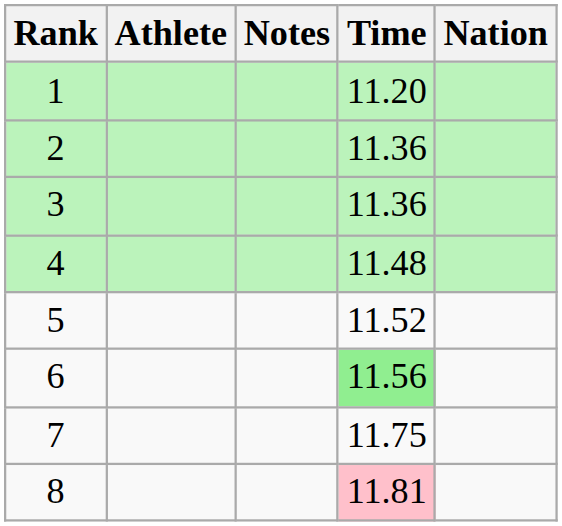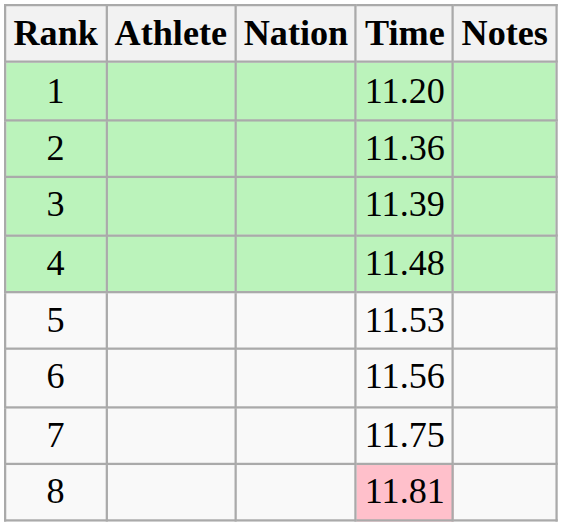columns swapped: (496, 33) <-> (287, 33)
(387, 205) 11.36 -> (405, 205) 11.39
(387, 319) 11.52 -> (405, 319) 11.53
(387, 377) lightgreen background -> (405, 377) no background
